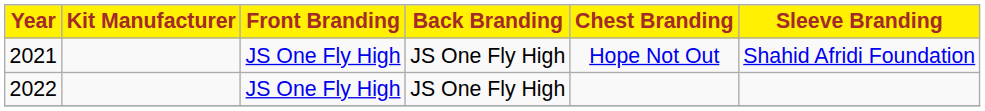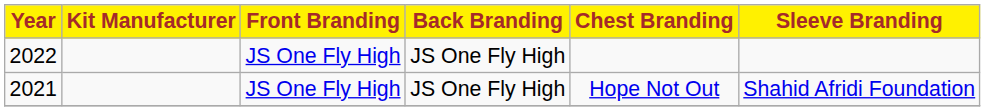rows swapped: (33, 55) <-> (33, 88)
